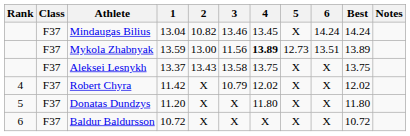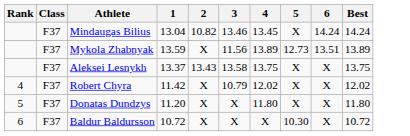- column: (389, 13)
(204, 49) 13.00 -> (204, 49) X
(265, 49) bold -> (265, 49) normal
(296, 121) X -> (296, 121) 10.30
